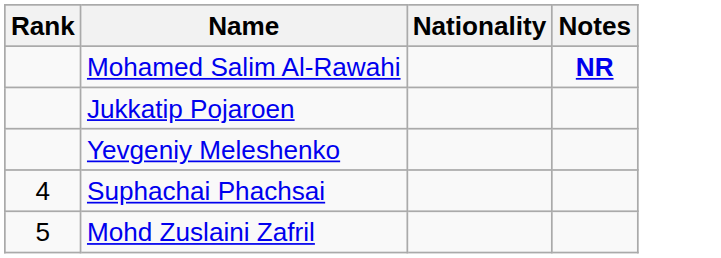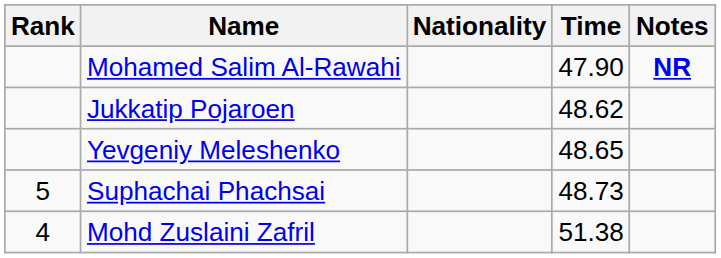+ column: (591, 26)
(43, 191) 4 -> (43, 191) 5
(43, 233) 5 -> (43, 233) 4
